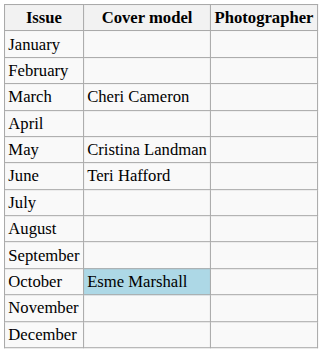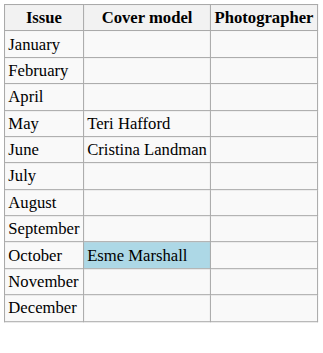- row: (30, 96)
(147, 149) Cristina Landman -> (129, 123) Teri Hafford
(129, 176) Teri Hafford -> (147, 149) Cristina Landman
